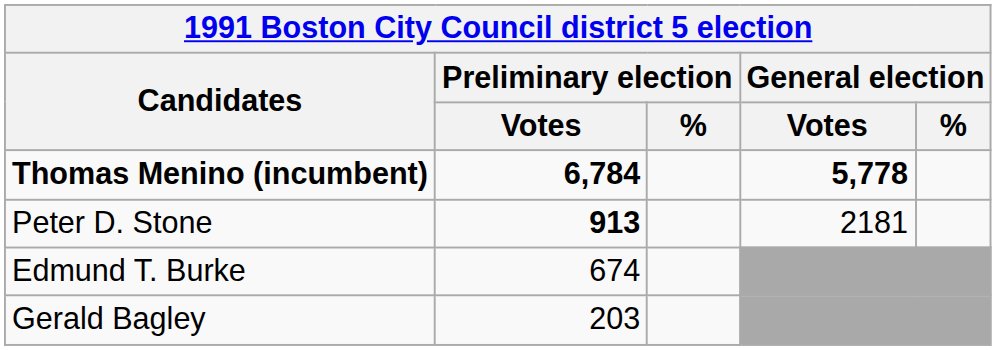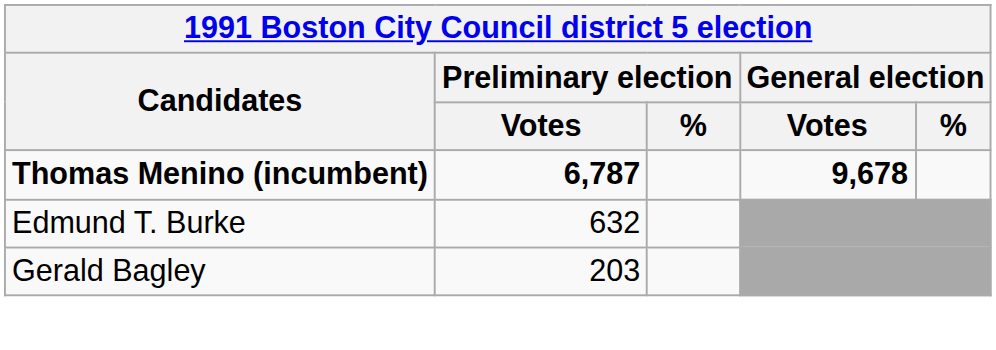(602, 174) 6,784 -> (602, 174) 6,787
(870, 174) 5,778 -> (870, 174) 9,678
- row: (112, 222)
(615, 271) 674 -> (615, 222) 632
